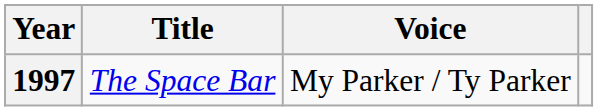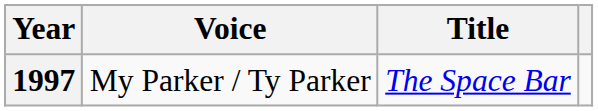columns swapped: (183, 29) <-> (430, 29)
